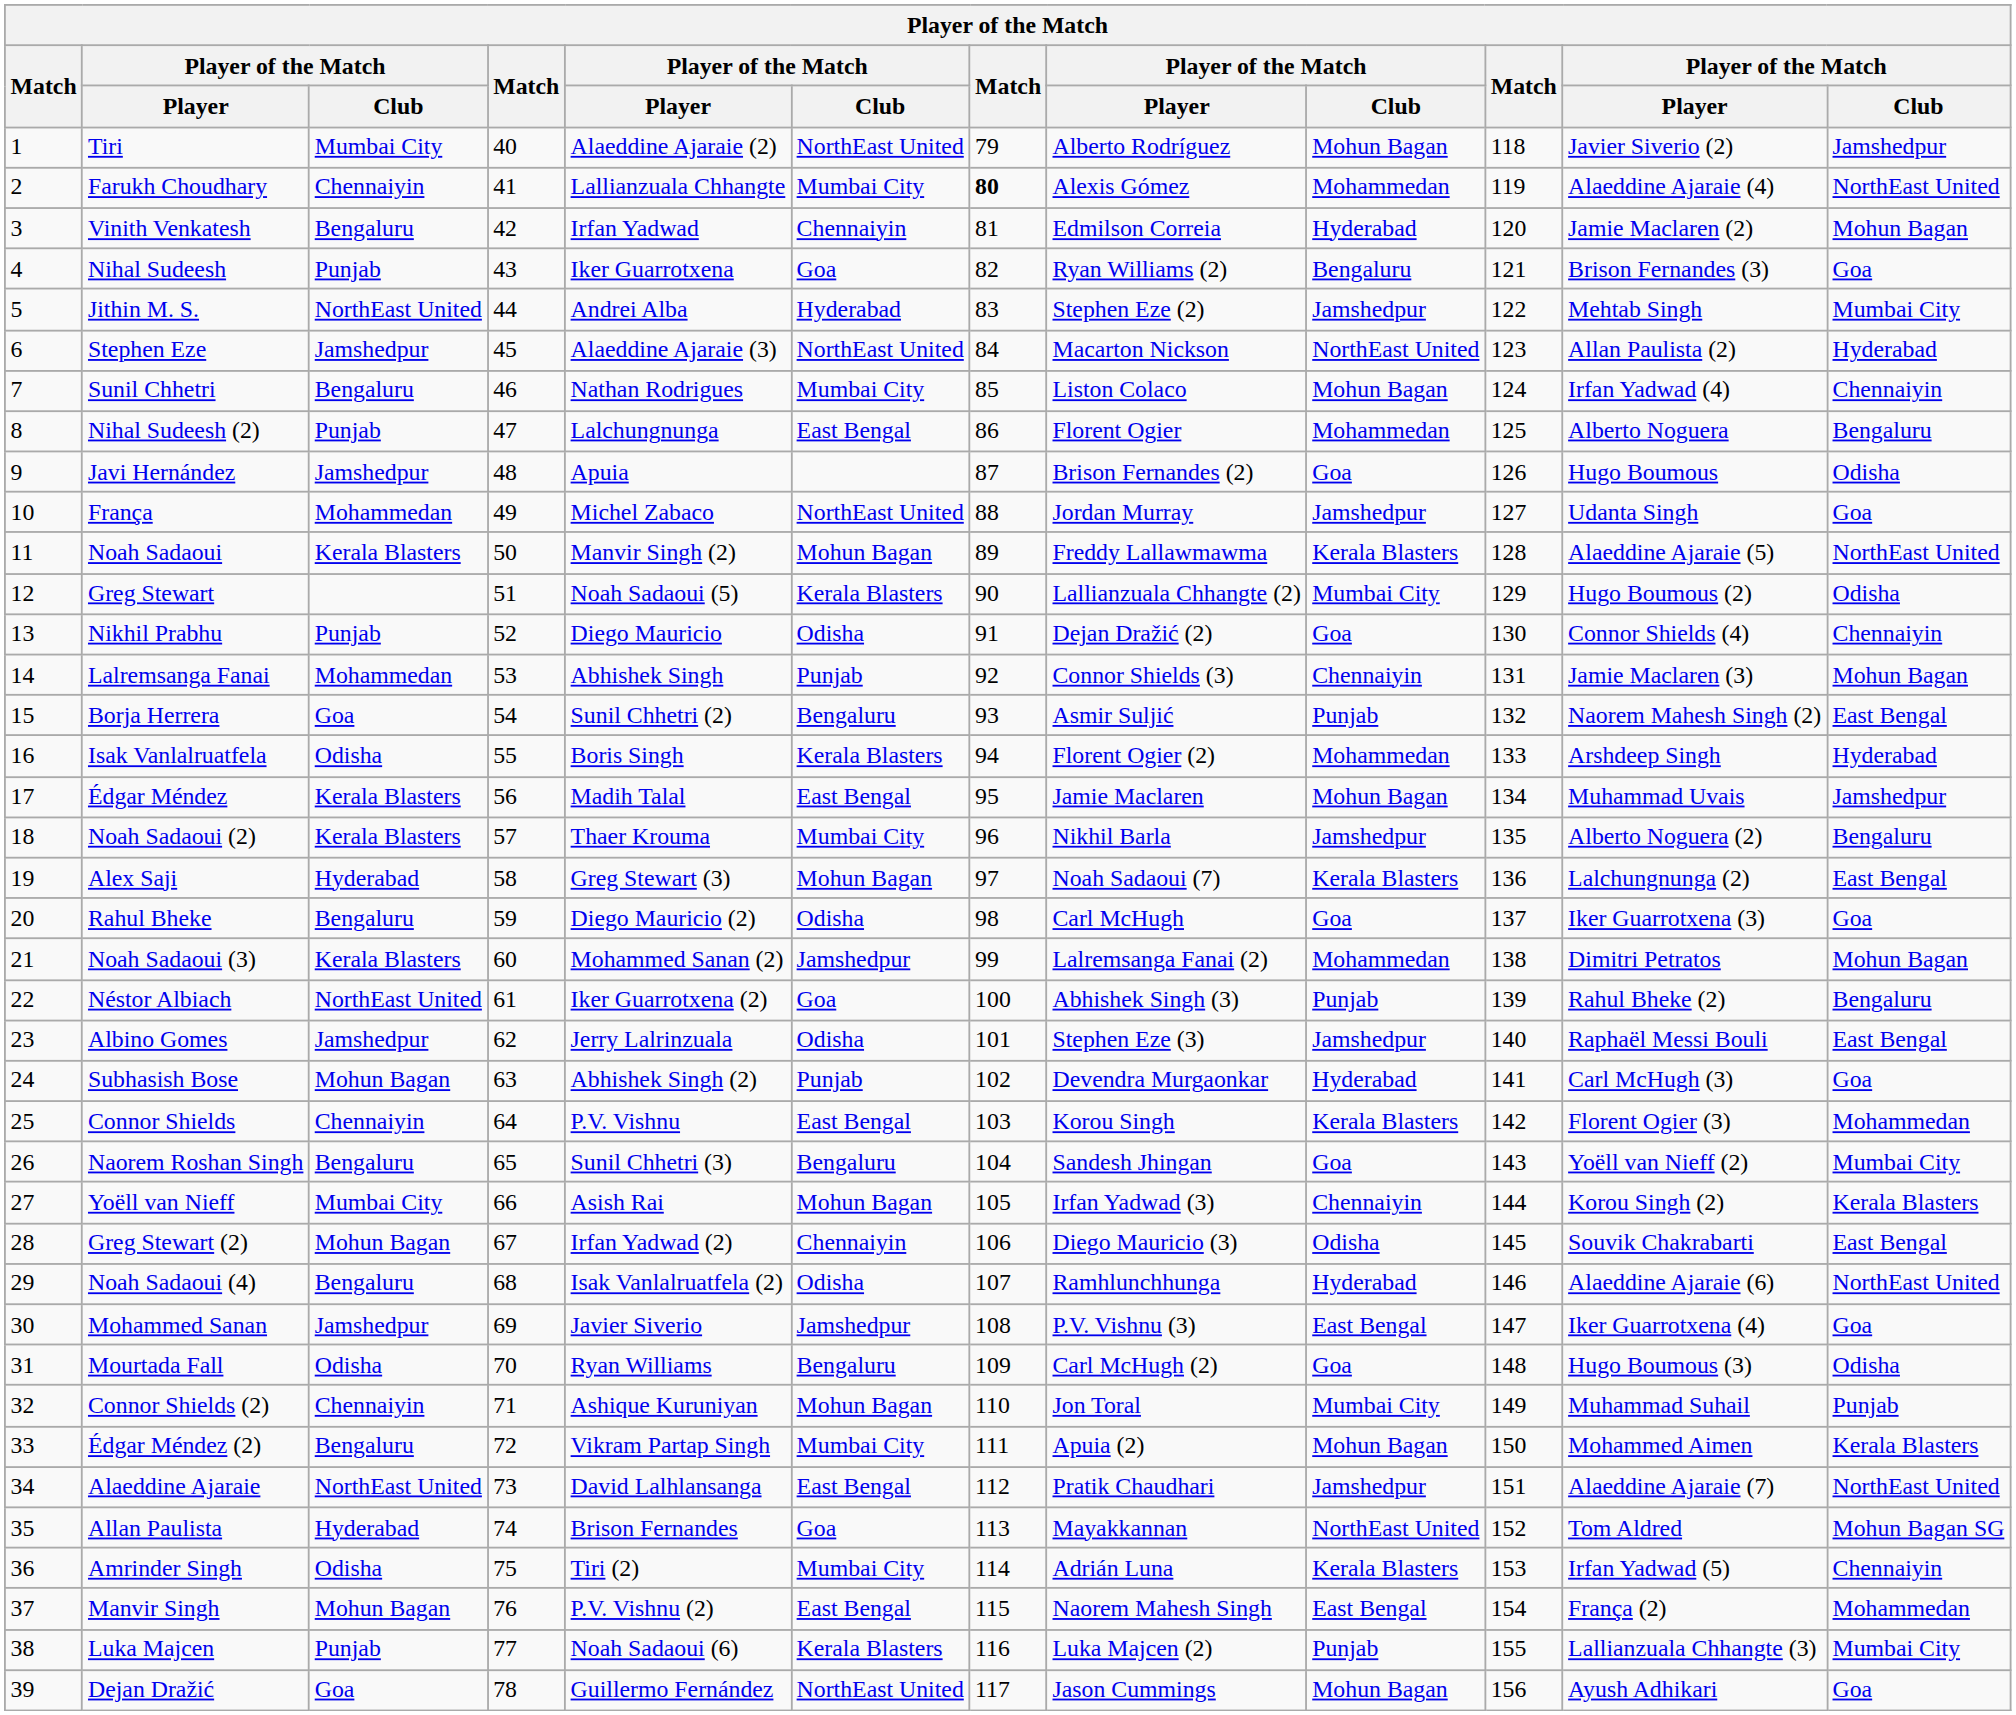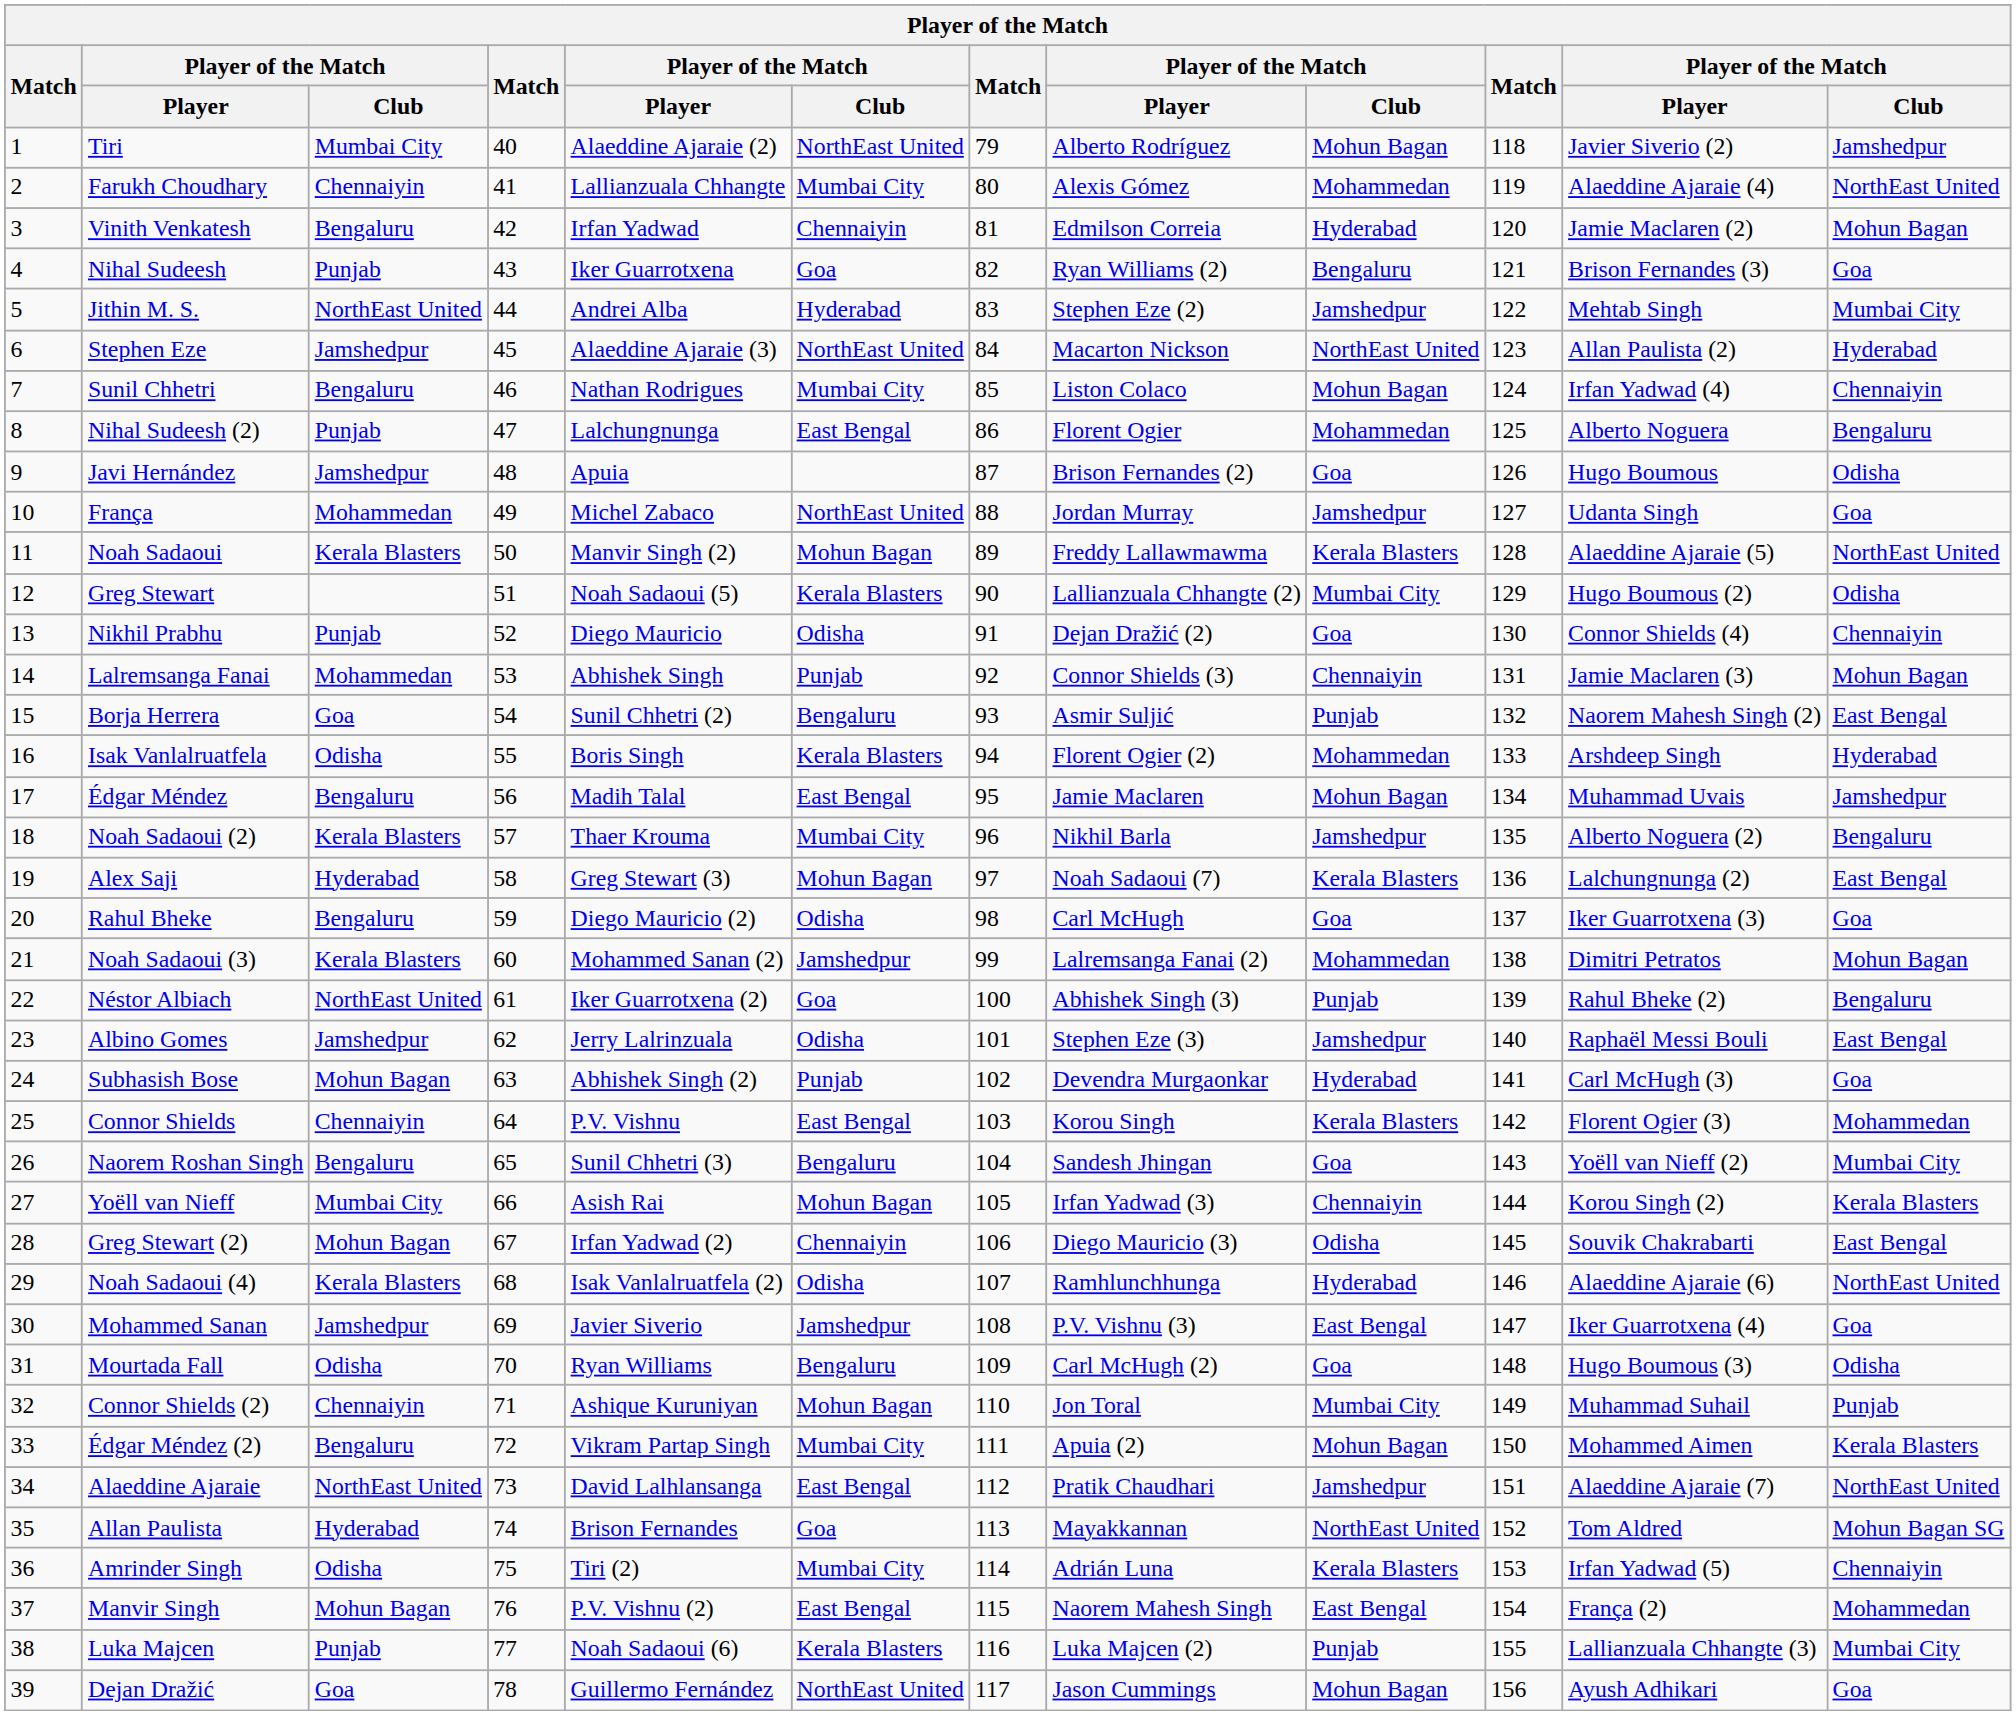(987, 187) bold -> (987, 187) normal
(388, 796) Kerala Blasters -> (364, 796) Bengaluru
(364, 1283) Bengaluru -> (388, 1283) Kerala Blasters
